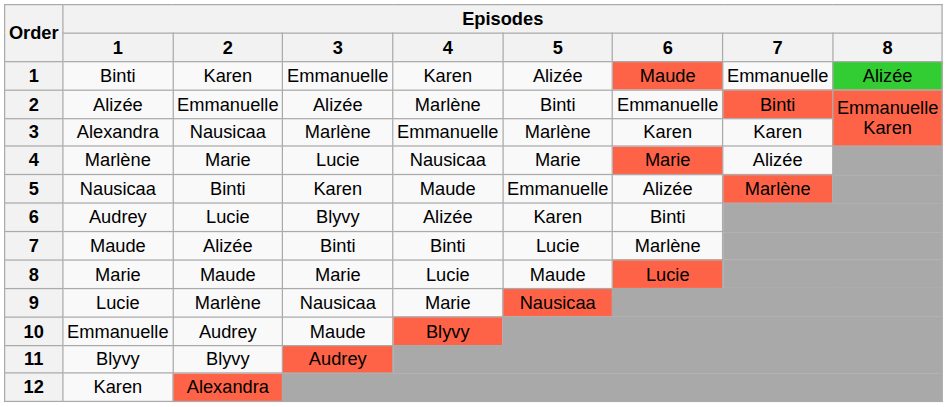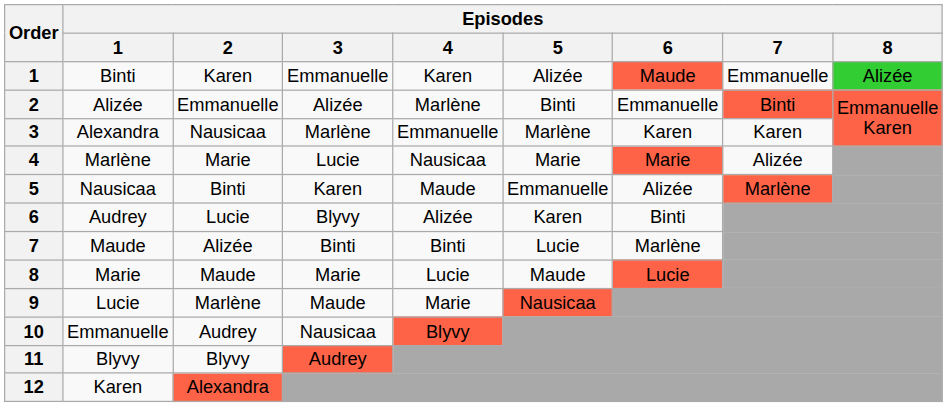(338, 302) Nausicaa -> (338, 302) Maude
(338, 331) Maude -> (338, 331) Nausicaa
